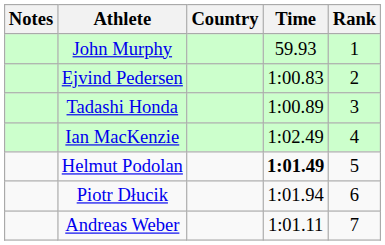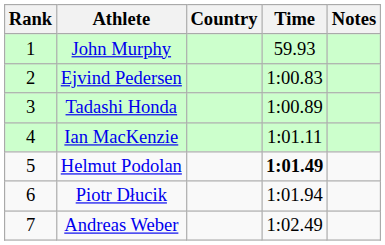columns swapped: (354, 19) <-> (31, 19)
(296, 136) 1:02.49 -> (295, 136) 1:01.11
(296, 225) 1:01.11 -> (295, 225) 1:02.49
